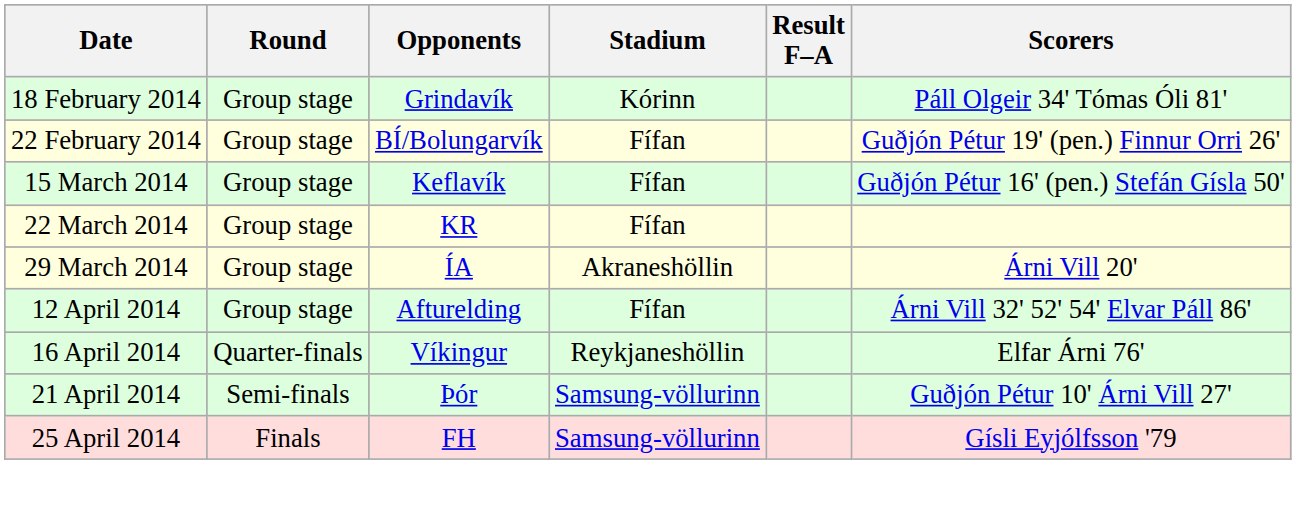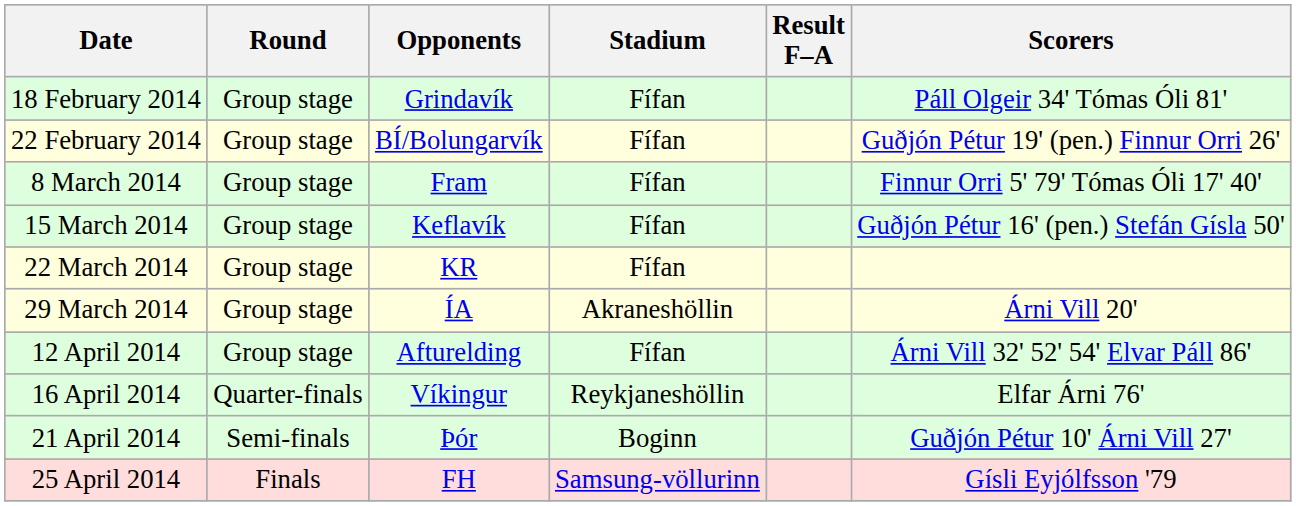(657, 98) Kórinn -> (657, 98) Fífan
+ row: (106, 182)
(657, 394) Samsung-völlurinn -> (657, 437) Boginn
